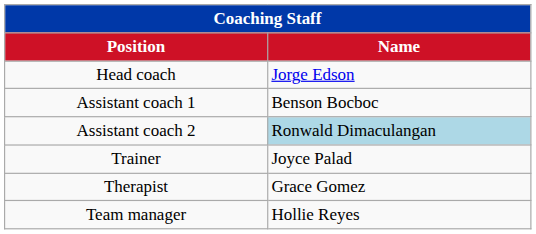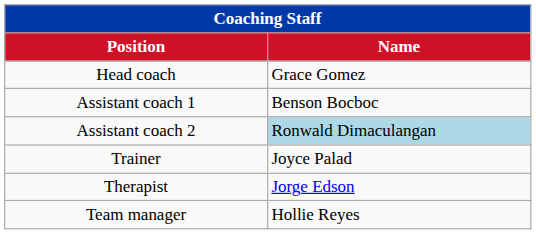(313, 74) Jorge Edson -> (318, 74) Grace Gomez
(318, 187) Grace Gomez -> (313, 187) Jorge Edson
